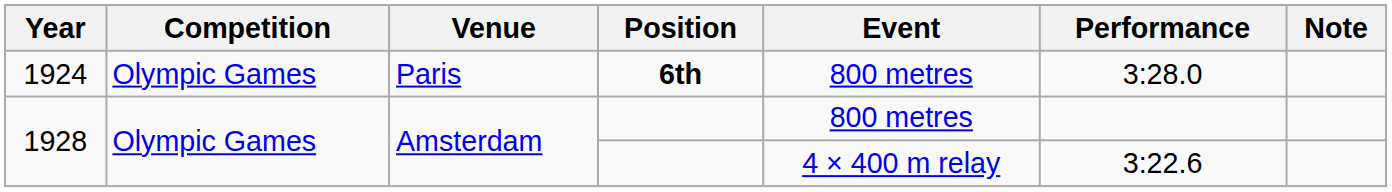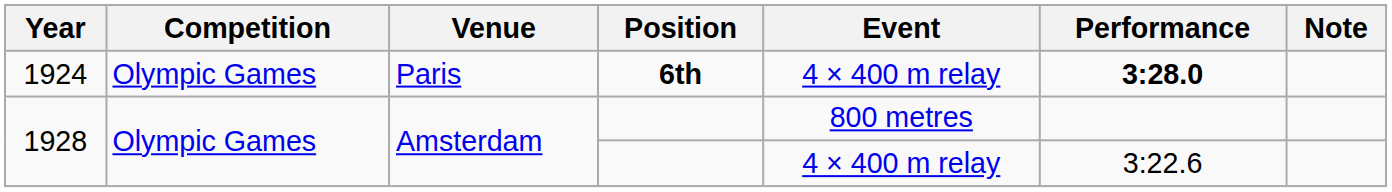(901, 73) 800 metres -> (901, 73) 4 × 400 m relay
(1163, 73) normal -> (1163, 73) bold
